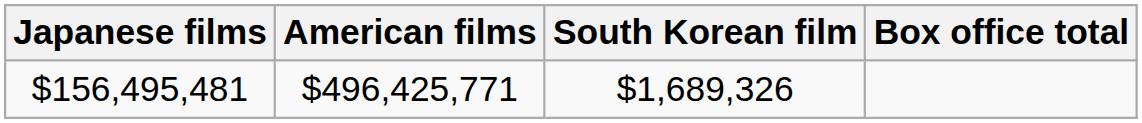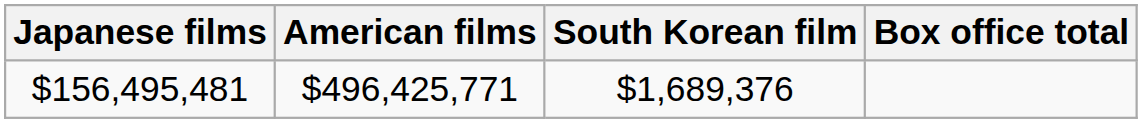(705, 88) $1,689,326 -> (705, 88) $1,689,376
